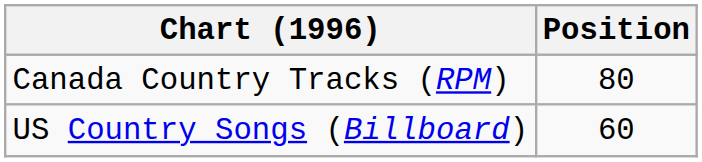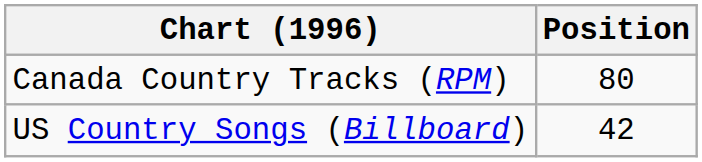(616, 130) 60 -> (616, 130) 42
